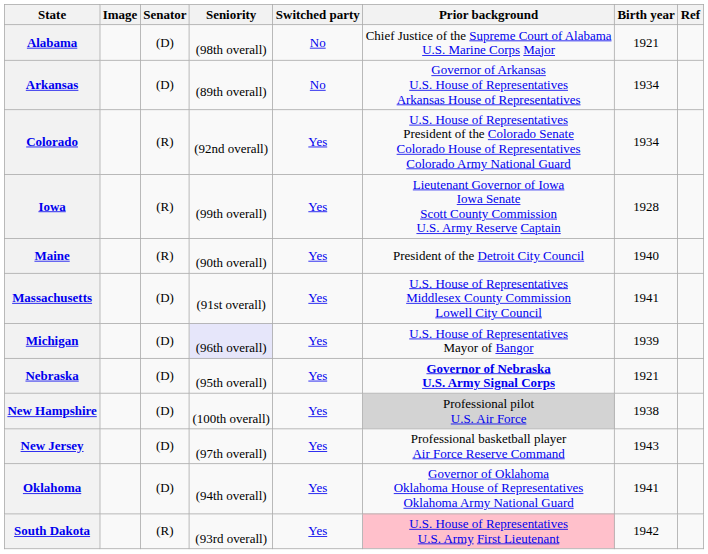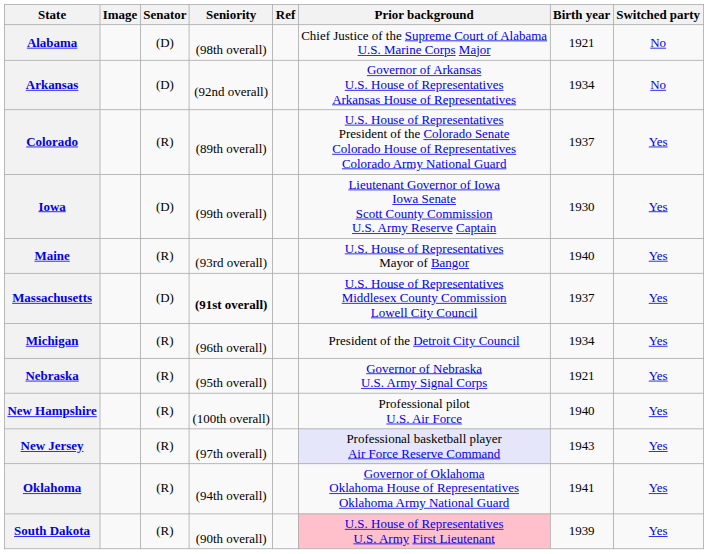columns swapped: (318, 14) <-> (690, 14)
(231, 92) (89th overall) -> (231, 92) (92nd overall)
(231, 149) (92nd overall) -> (231, 149) (89th overall)
(646, 142) 1934 -> (582, 142) 1937
(165, 206) (R) -> (165, 206) (D)
(646, 206) 1928 -> (582, 206) 1930
(231, 263) (90th overall) -> (231, 263) (93rd overall)
(489, 256) President of the Detroit City Council -> (424, 256) U.S. House of Representatives Mayor of Bangor
(231, 305) normal -> (231, 305) bold
(646, 298) 1941 -> (582, 298) 1937
(165, 340) (D) -> (165, 340) (R)
(231, 348) lavender background -> (231, 348) no background
(489, 340) U.S. House of Representatives Mayor of Bangor -> (424, 340) President of the Detroit City Council
(646, 340) 1939 -> (582, 340) 1934
(165, 376) (D) -> (165, 376) (R)
(489, 376) bold -> (424, 376) normal
(165, 411) (D) -> (165, 411) (R)
(489, 411) lightgrey background -> (424, 411) no background
(646, 411) 1938 -> (582, 411) 1940
(165, 446) (D) -> (165, 446) (R)
(489, 446) no background -> (424, 446) lavender background
(165, 488) (D) -> (165, 488) (R)
(231, 538) (93rd overall) -> (231, 538) (90th overall)
(646, 531) 1942 -> (582, 531) 1939
